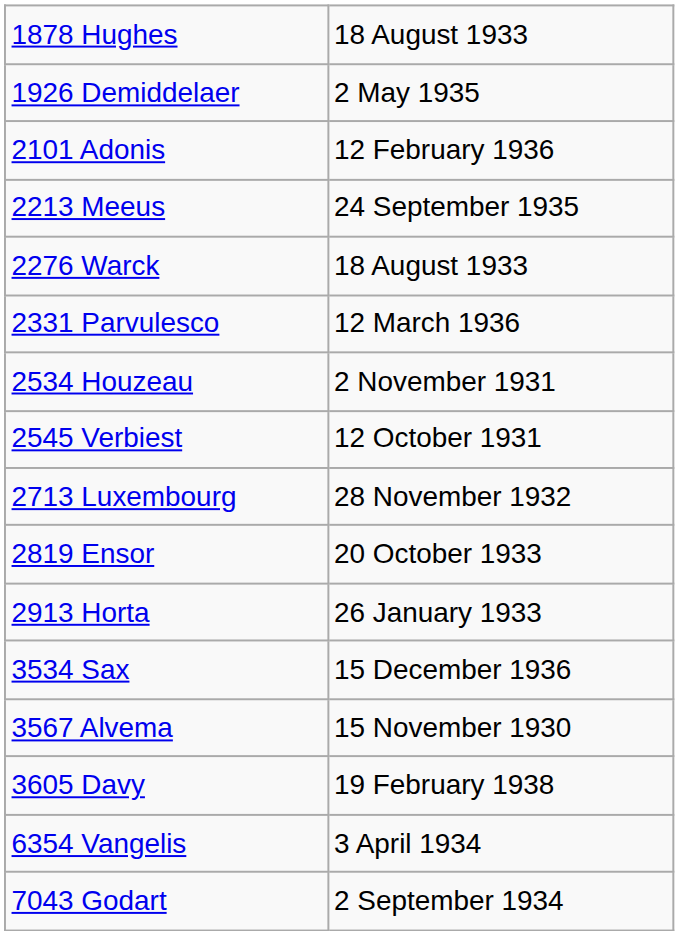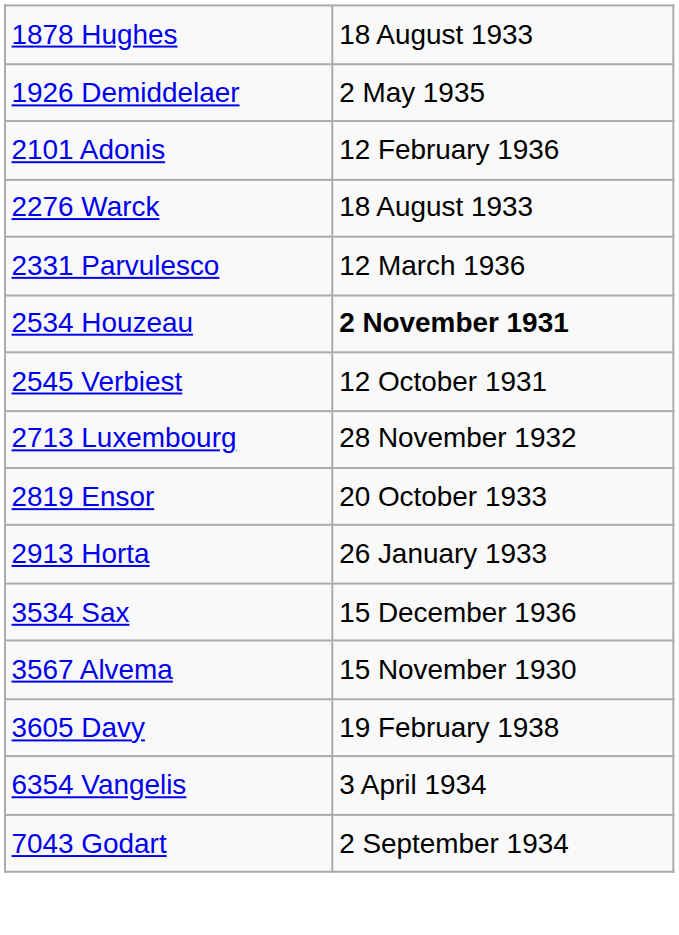- row: (88, 207)
(445, 381) normal -> (454, 323) bold
